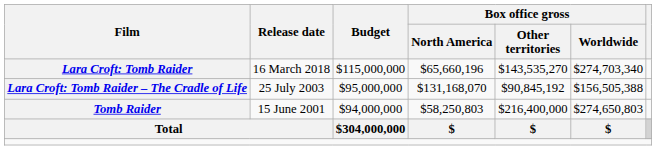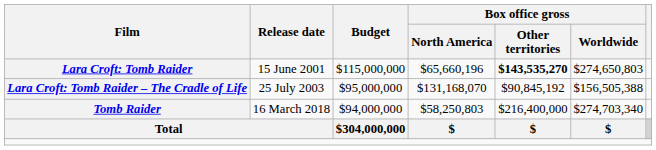(291, 68) 16 March 2018 -> (291, 68) 15 June 2001
(533, 68) normal -> (533, 68) bold
(608, 68) $274,703,340 -> (608, 68) $274,650,803
(291, 108) 15 June 2001 -> (291, 108) 16 March 2018
(608, 108) $274,650,803 -> (608, 108) $274,703,340
